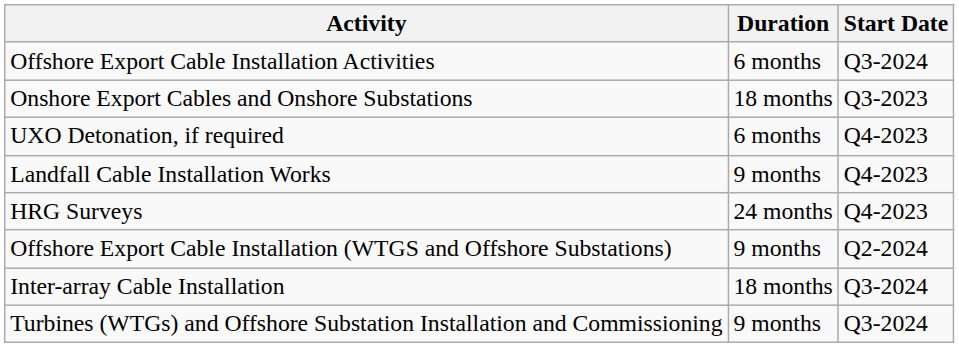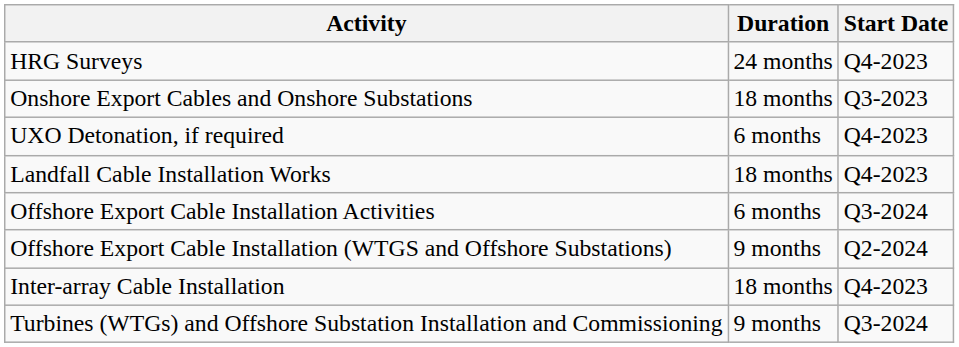rows swapped: (76, 211) <-> (222, 60)
(777, 173) 9 months -> (783, 173) 18 months
(886, 286) Q3-2024 -> (886, 286) Q4-2023
